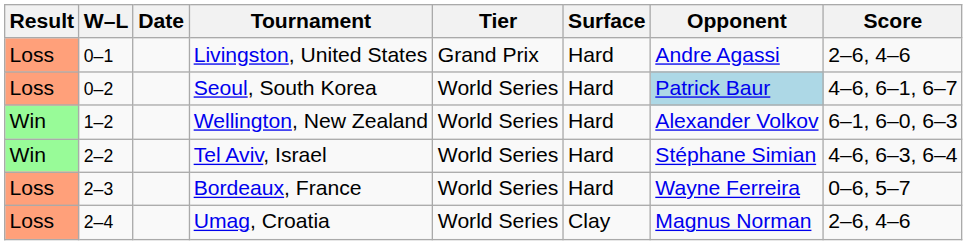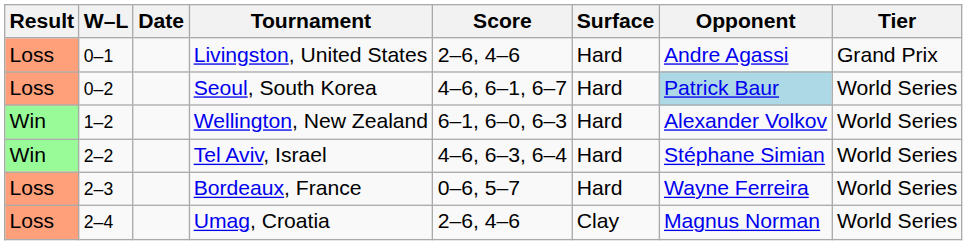columns swapped: (498, 21) <-> (893, 21)
